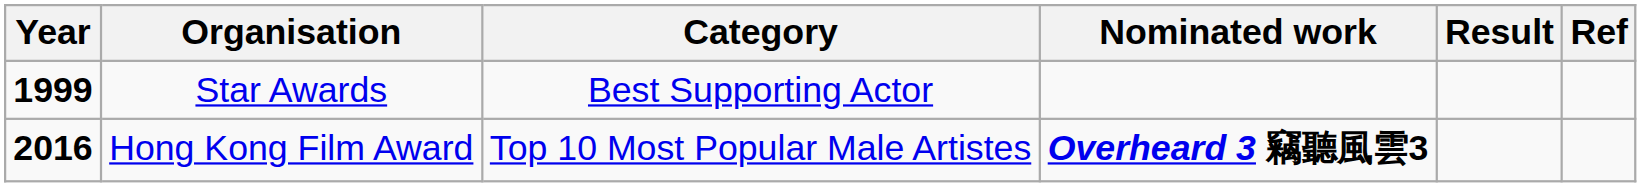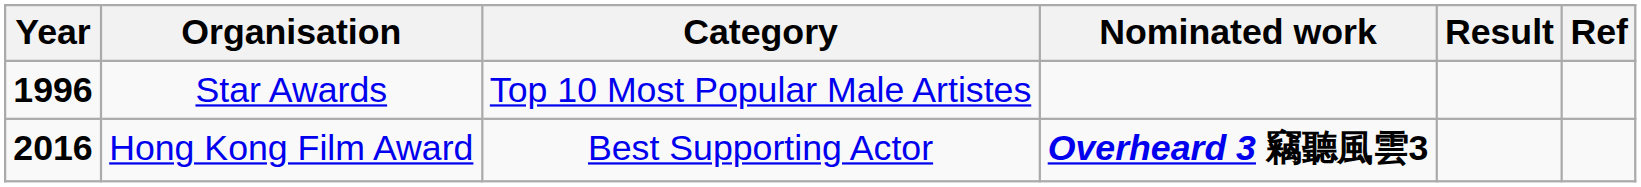(53, 89) 1999 -> (53, 89) 1996
(761, 89) Best Supporting Actor -> (761, 89) Top 10 Most Popular Male Artistes
(761, 149) Top 10 Most Popular Male Artistes -> (761, 149) Best Supporting Actor
